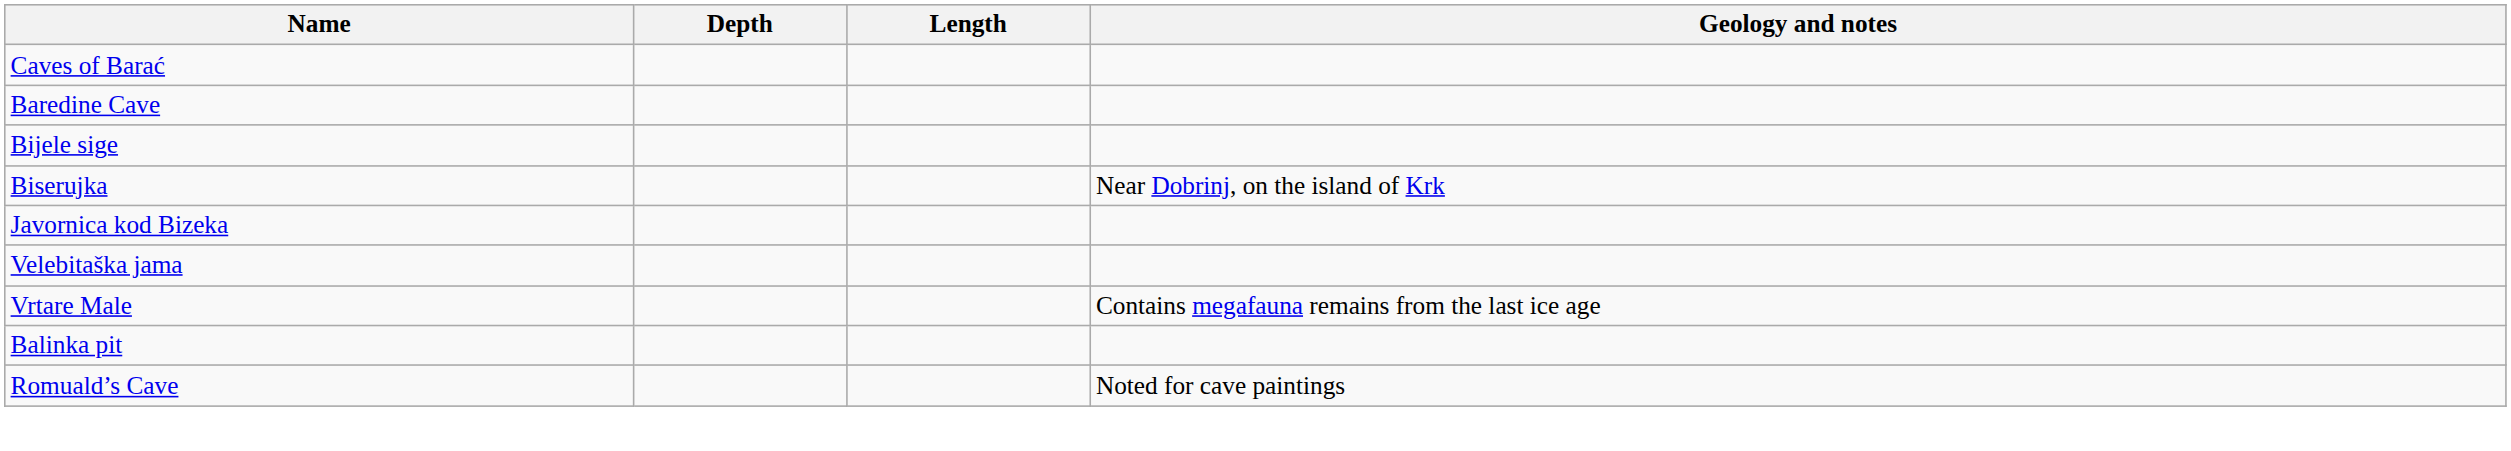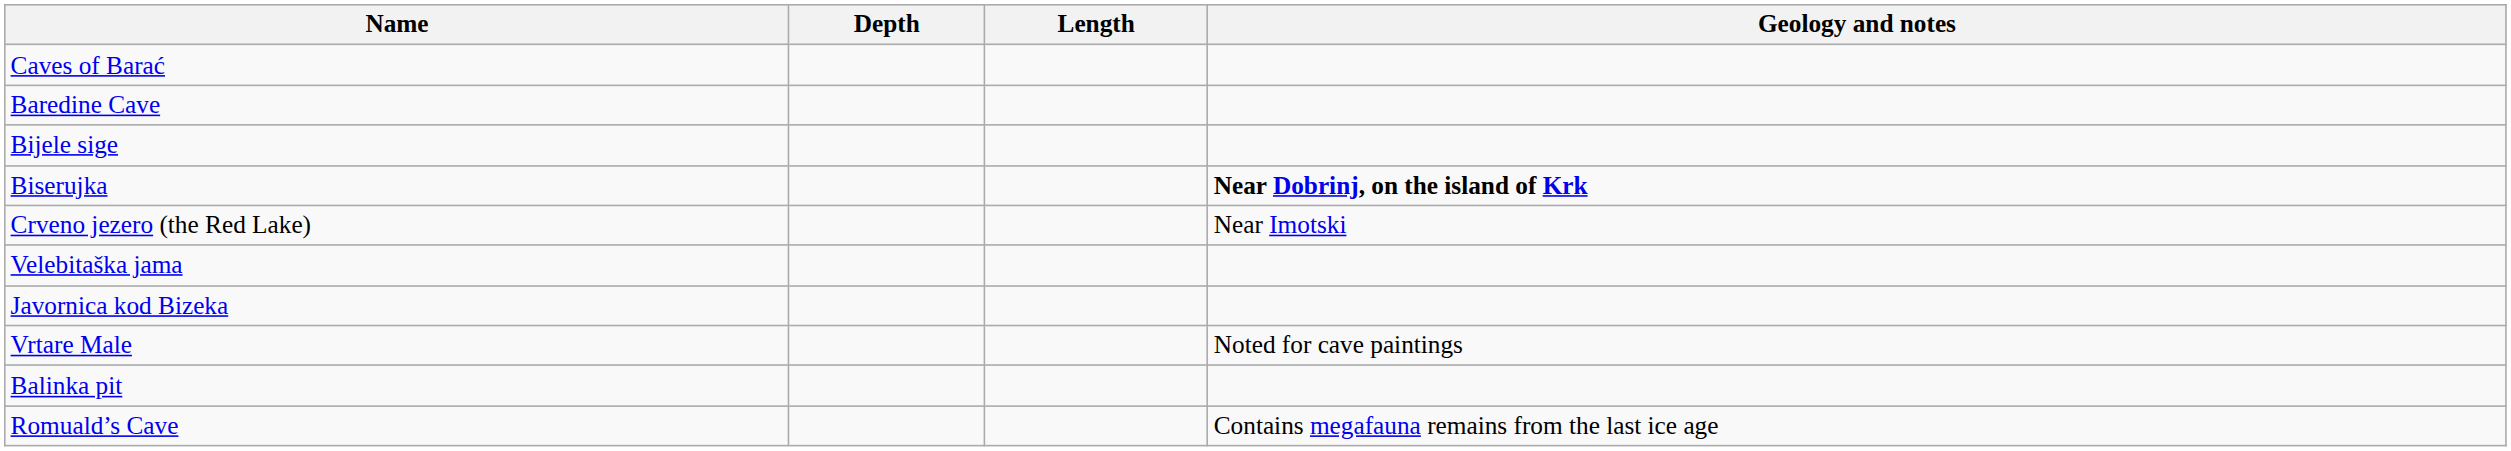(1270, 184) normal -> (1401, 184) bold
+ row: (161, 225)
rows swapped: (119, 225) <-> (97, 265)
(1348, 305) Contains megafauna remains from the last ice age -> (1338, 345) Noted for cave paintings
(1221, 385) Noted for cave paintings -> (1466, 425) Contains megafauna remains from the last ice age
